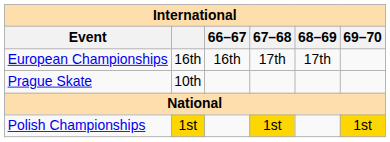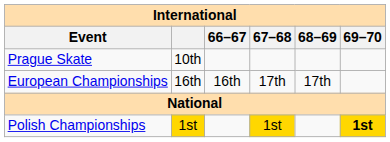rows swapped: (88, 59) <-> (50, 81)
(363, 125) normal -> (363, 125) bold
